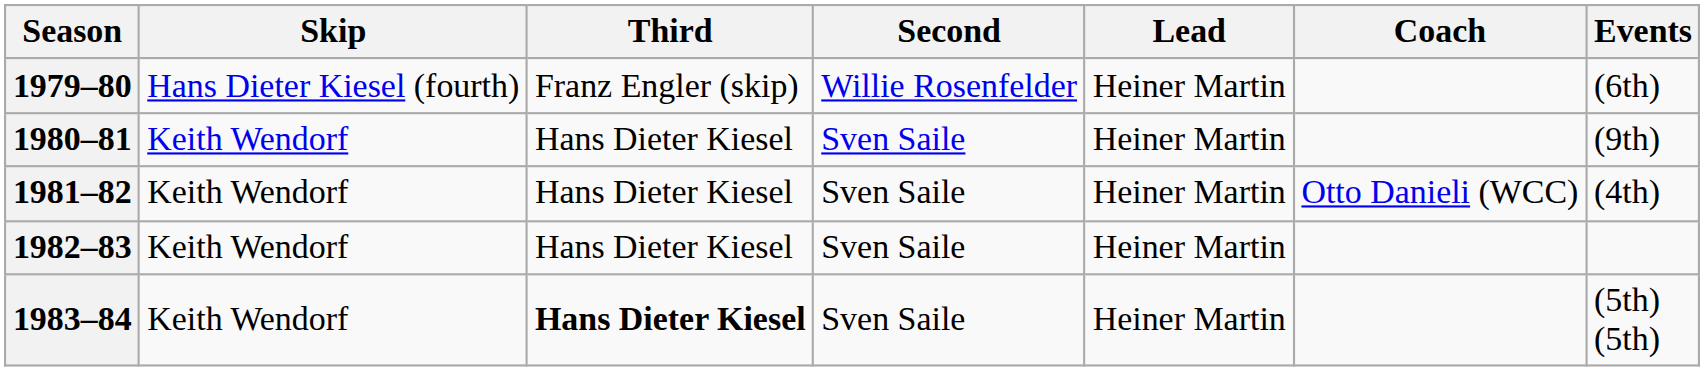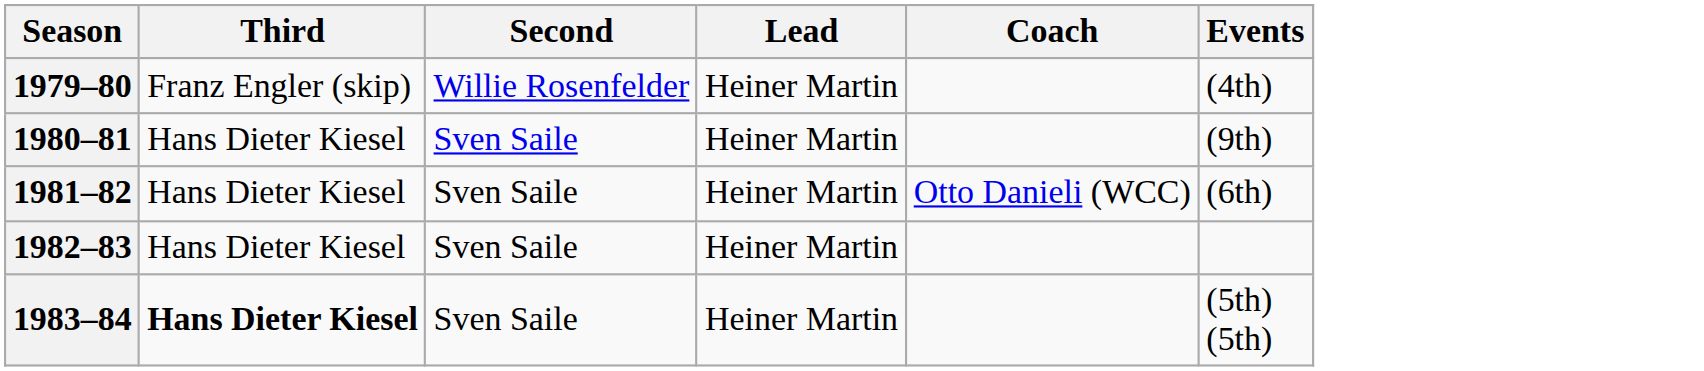- column: (333, 31)
(1627, 85) (6th) -> (1239, 85) (4th)
(1627, 192) (4th) -> (1239, 192) (6th)
